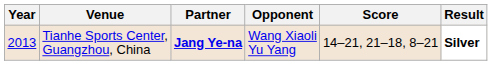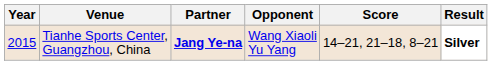(22, 43) 2013 -> (22, 43) 2015
